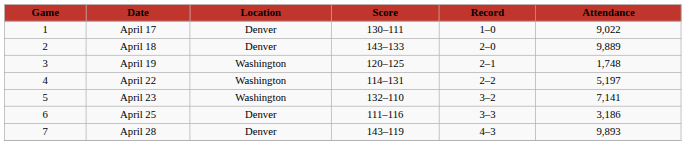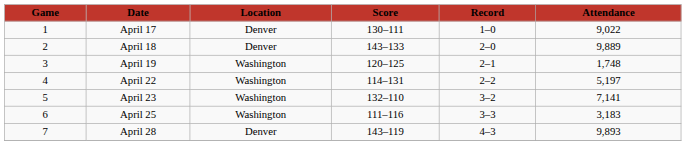(261, 115) Denver -> (261, 115) Washington
(609, 115) 3,186 -> (609, 115) 3,183
